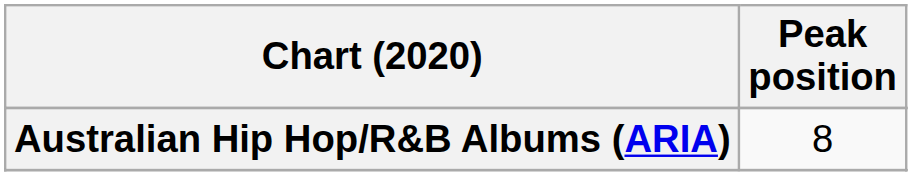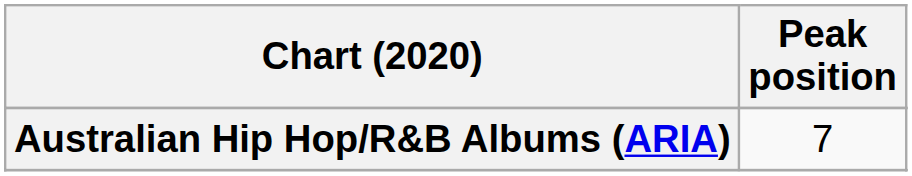(823, 138) 8 -> (823, 138) 7
